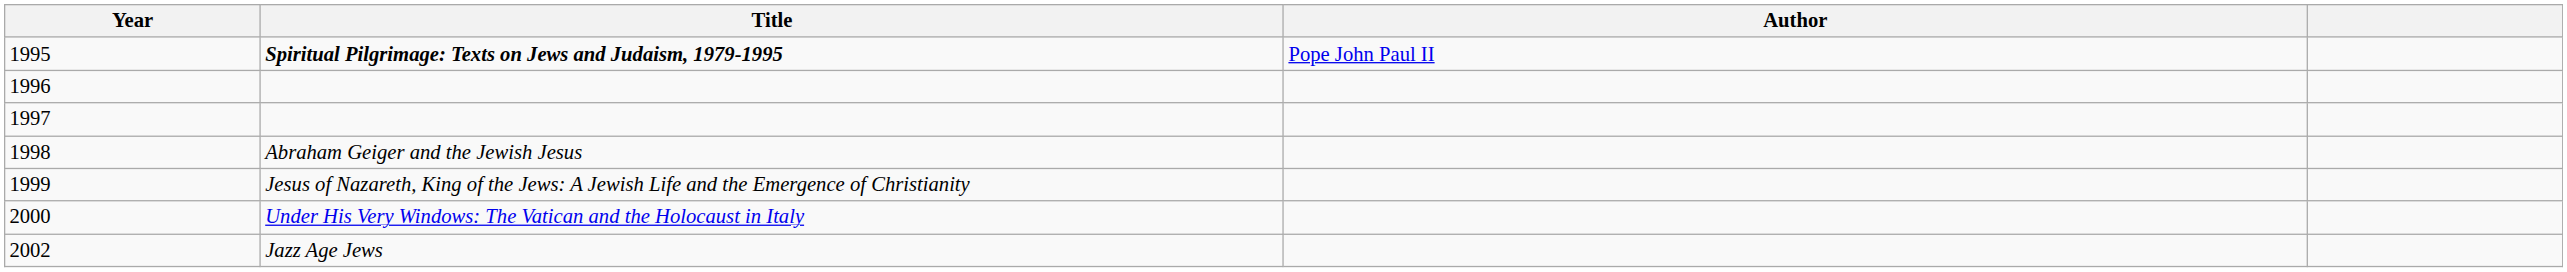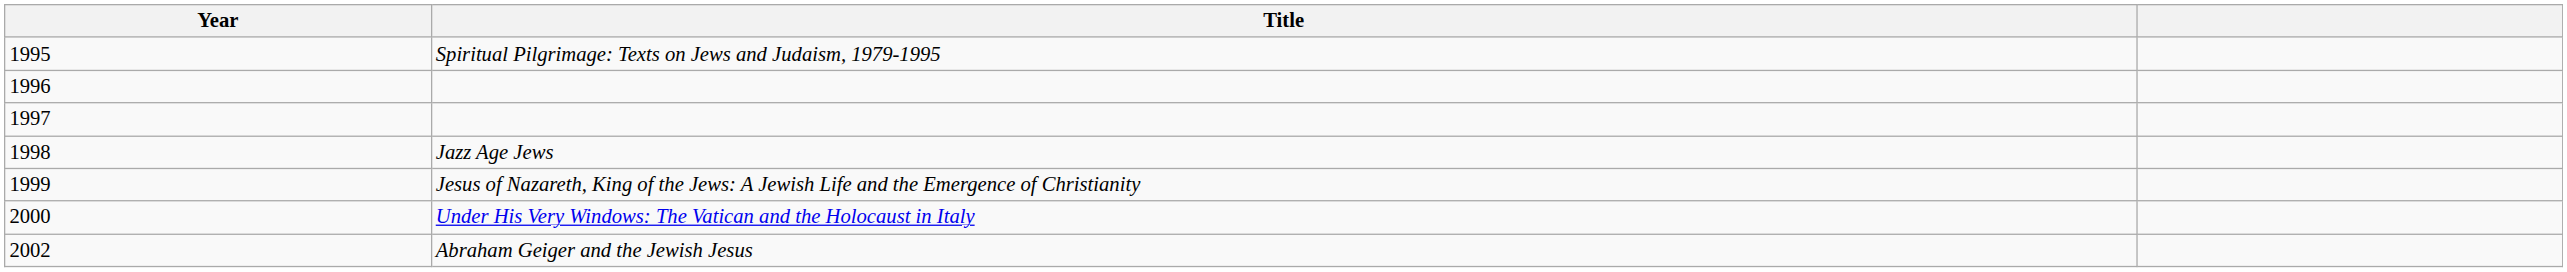- column: (1795, 20)
(524, 53) bold -> (688, 53) normal
(424, 151) Abraham Geiger and the Jewish Jesus -> (495, 151) Jazz Age Jews
(324, 250) Jazz Age Jews -> (594, 250) Abraham Geiger and the Jewish Jesus
